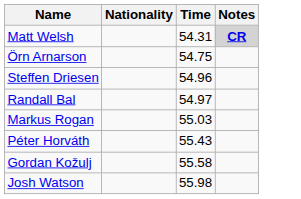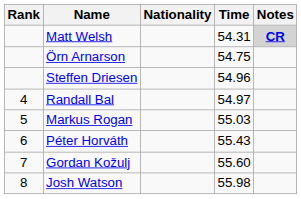+ column: (24, 15)
(196, 162) 55.58 -> (234, 162) 55.60
